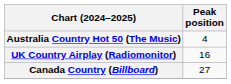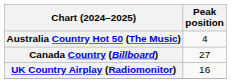rows swapped: (94, 70) <-> (94, 54)
